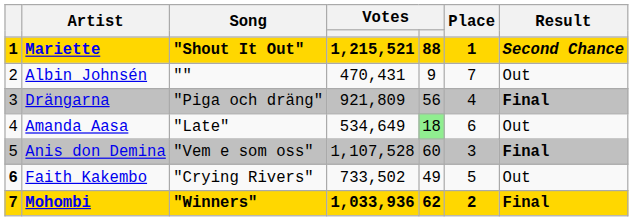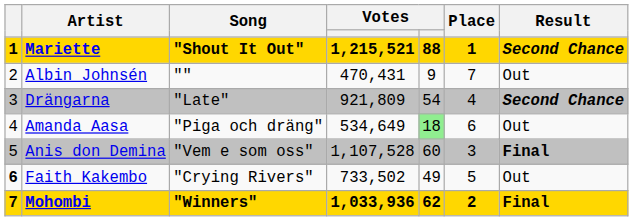(248, 101) "Piga och dräng" -> (201, 101) "Late"
(431, 101) 56 -> (431, 101) 54
(526, 101) Final -> (563, 101) Second Chance
(201, 126) "Late" -> (248, 126) "Piga och dräng"
